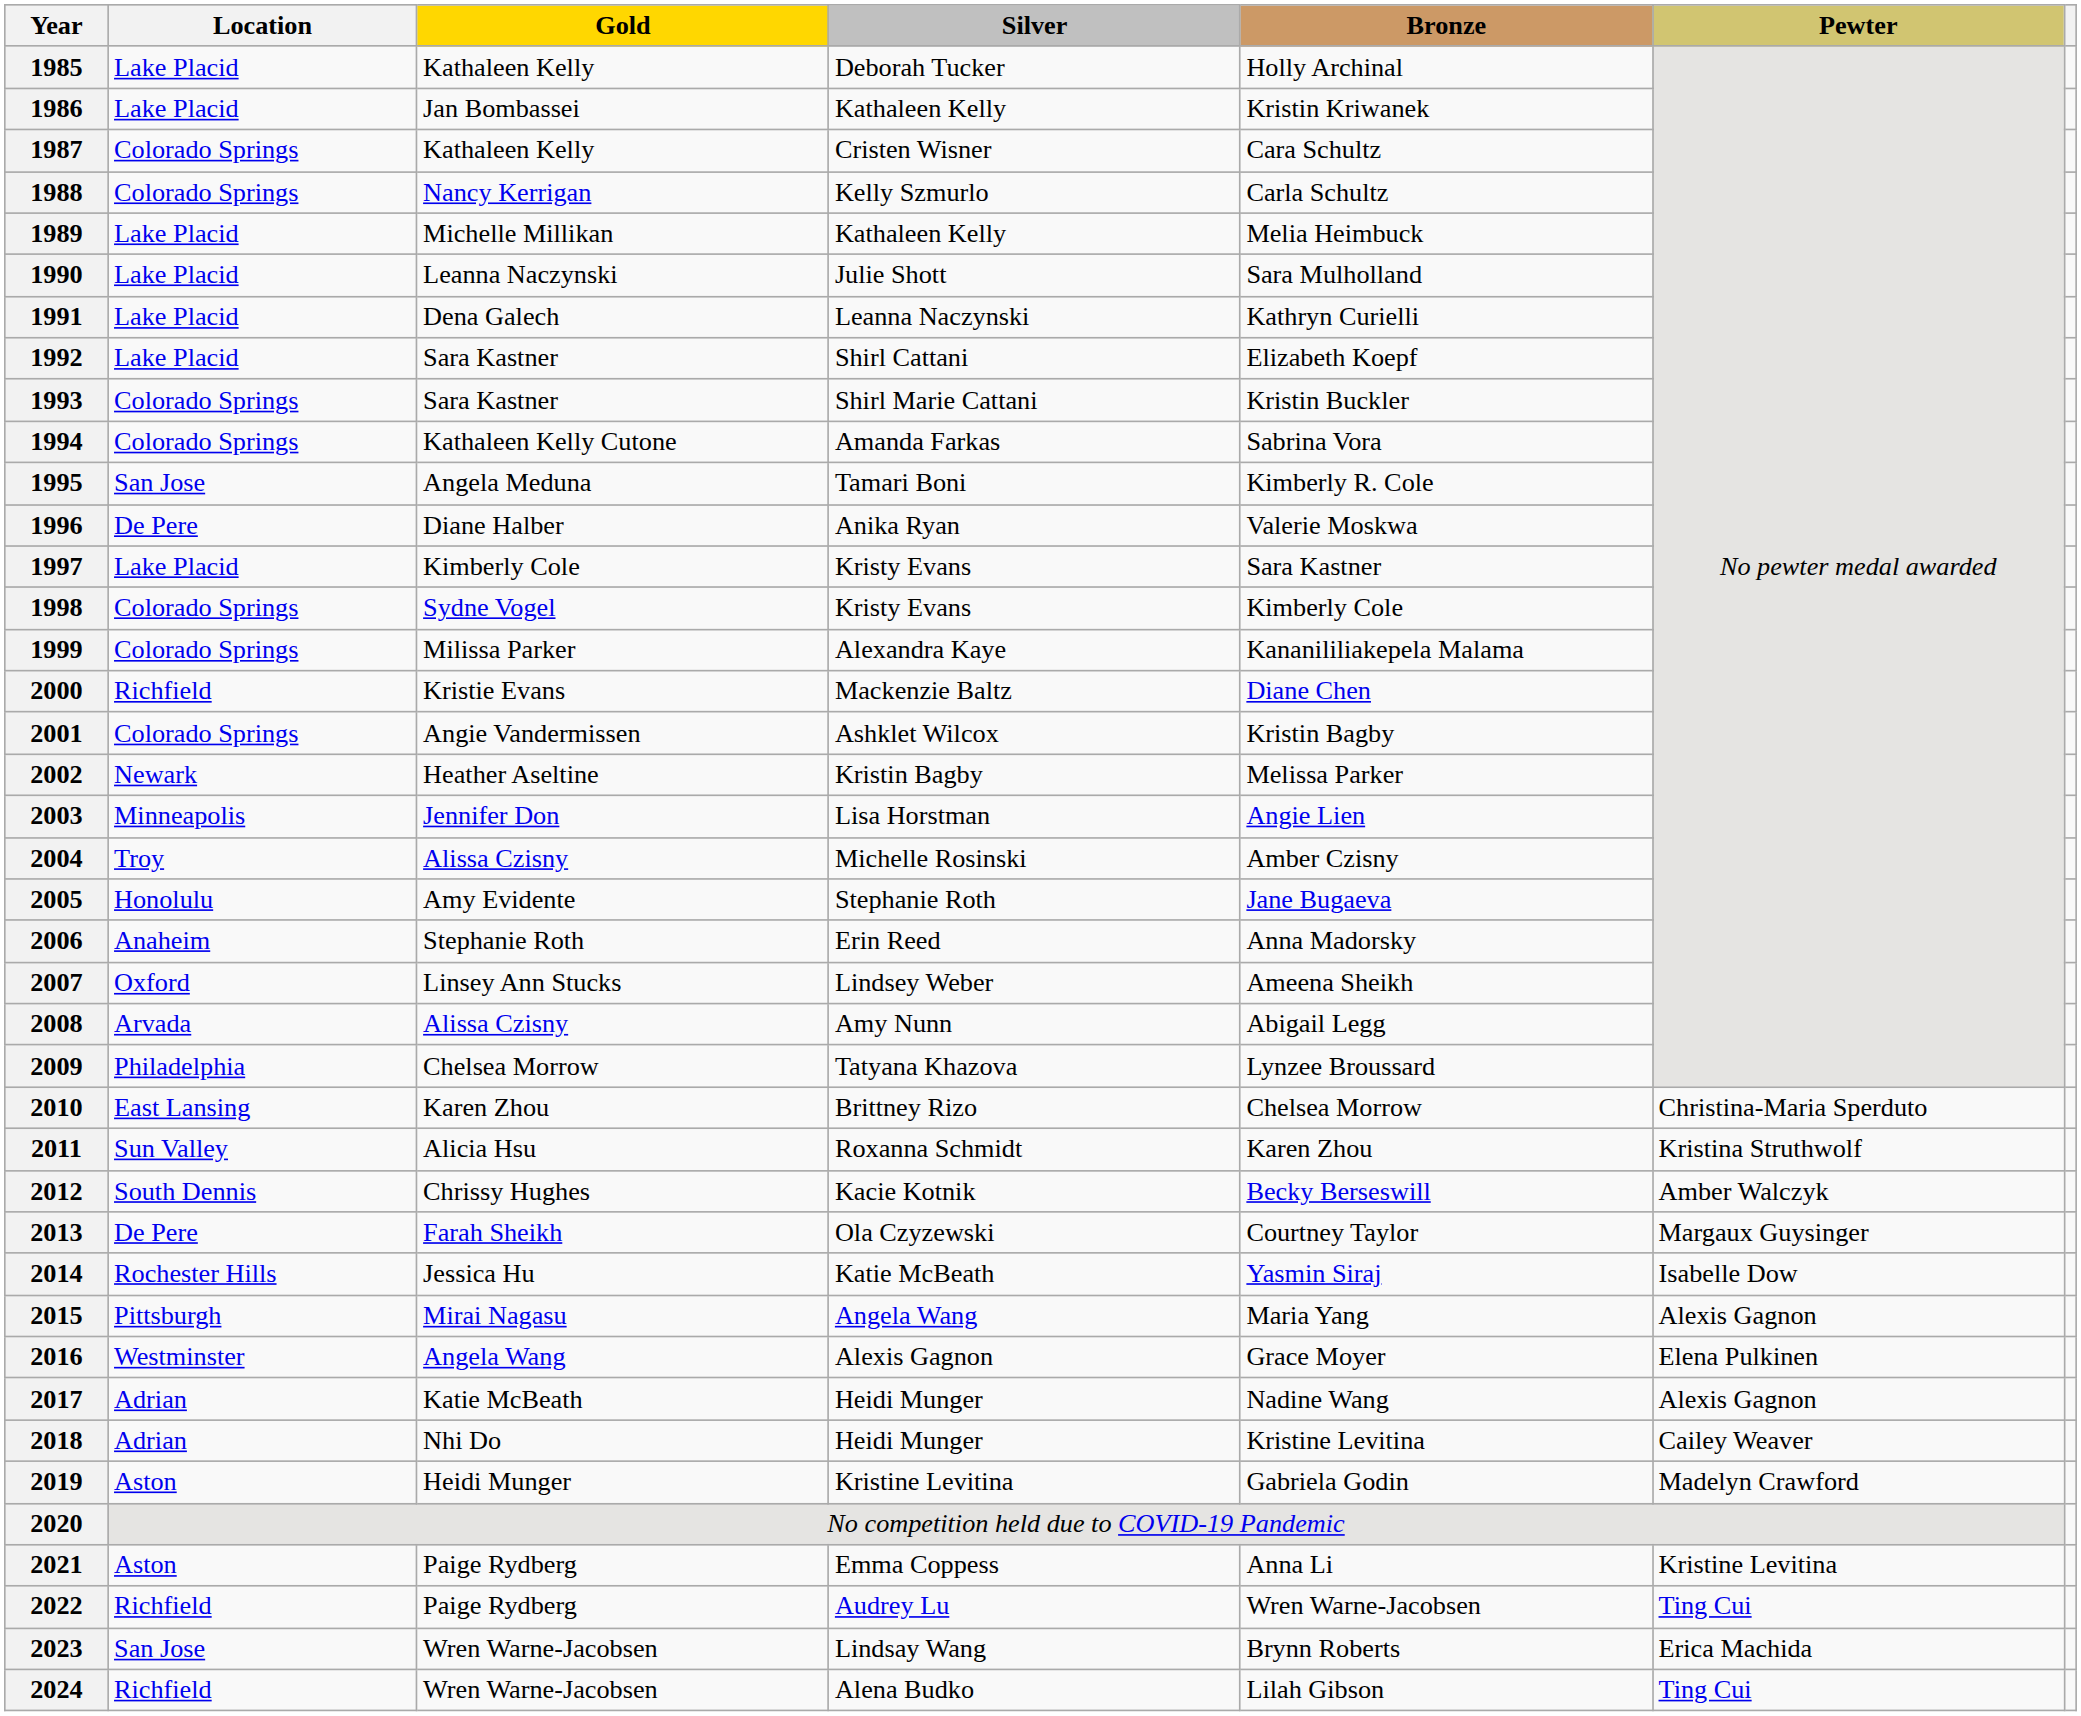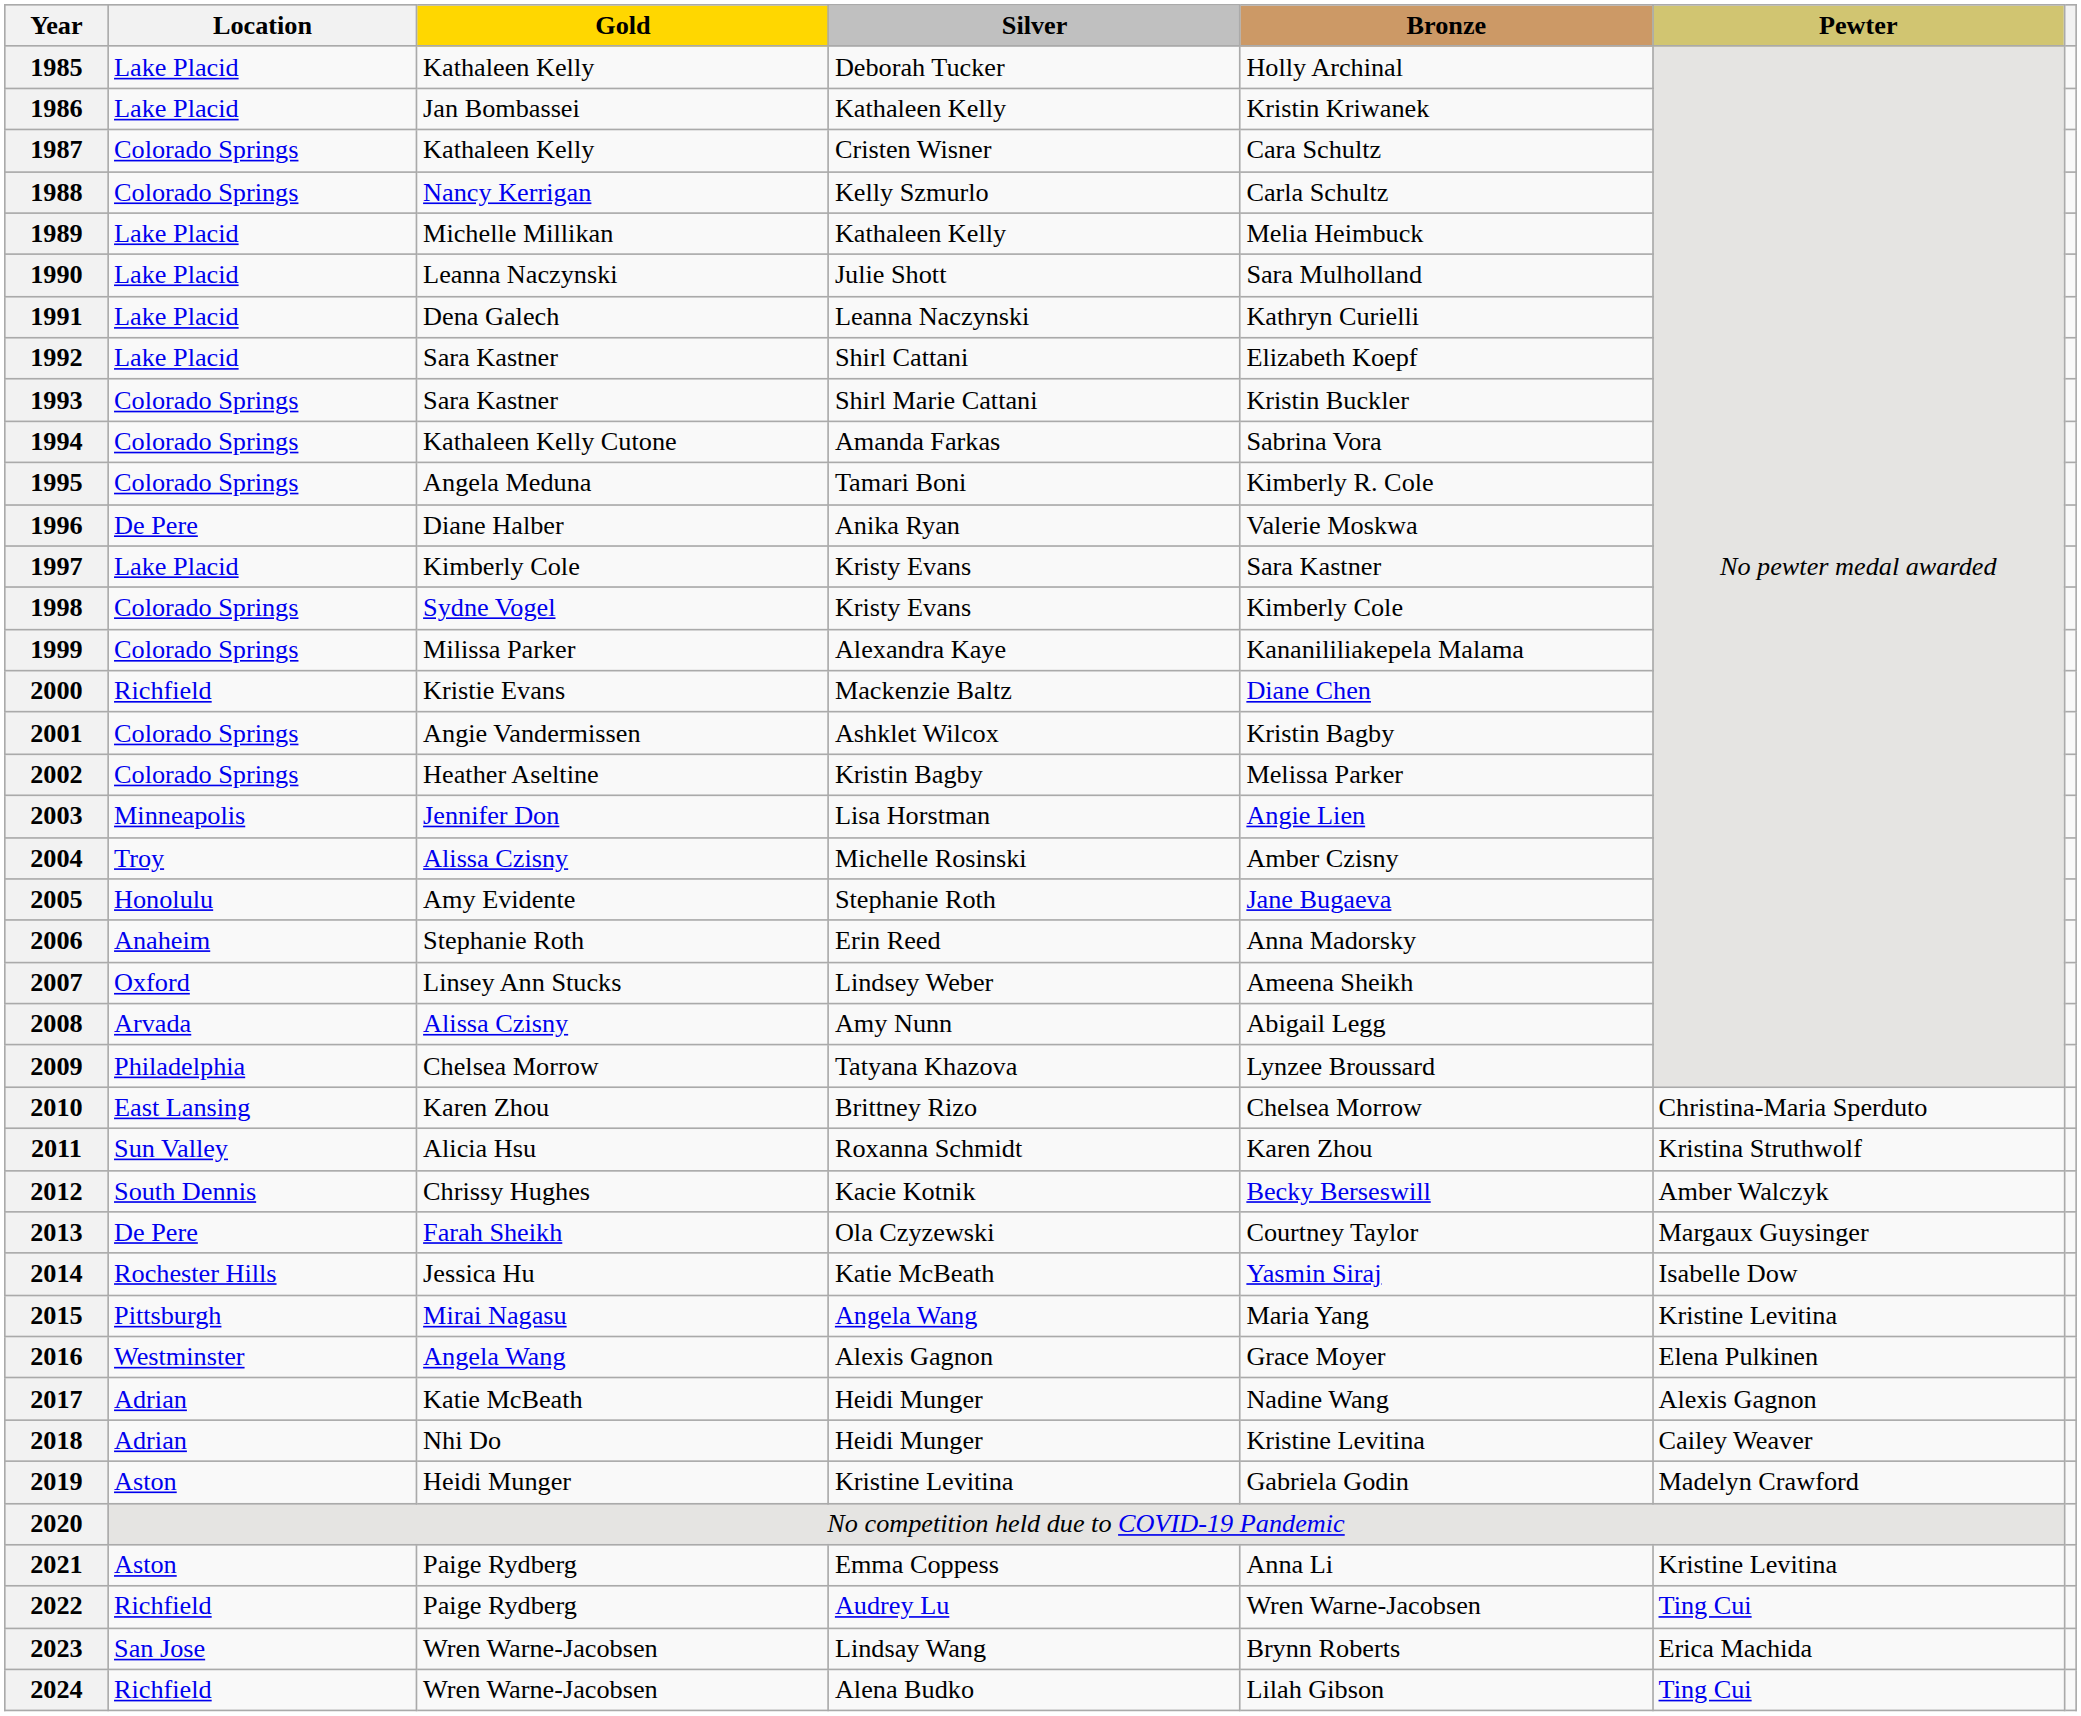(160, 483) San Jose -> (206, 483) Colorado Springs
(156, 774) Newark -> (206, 774) Colorado Springs
(1738, 1315) Alexis Gagnon -> (1748, 1315) Kristine Levitina
